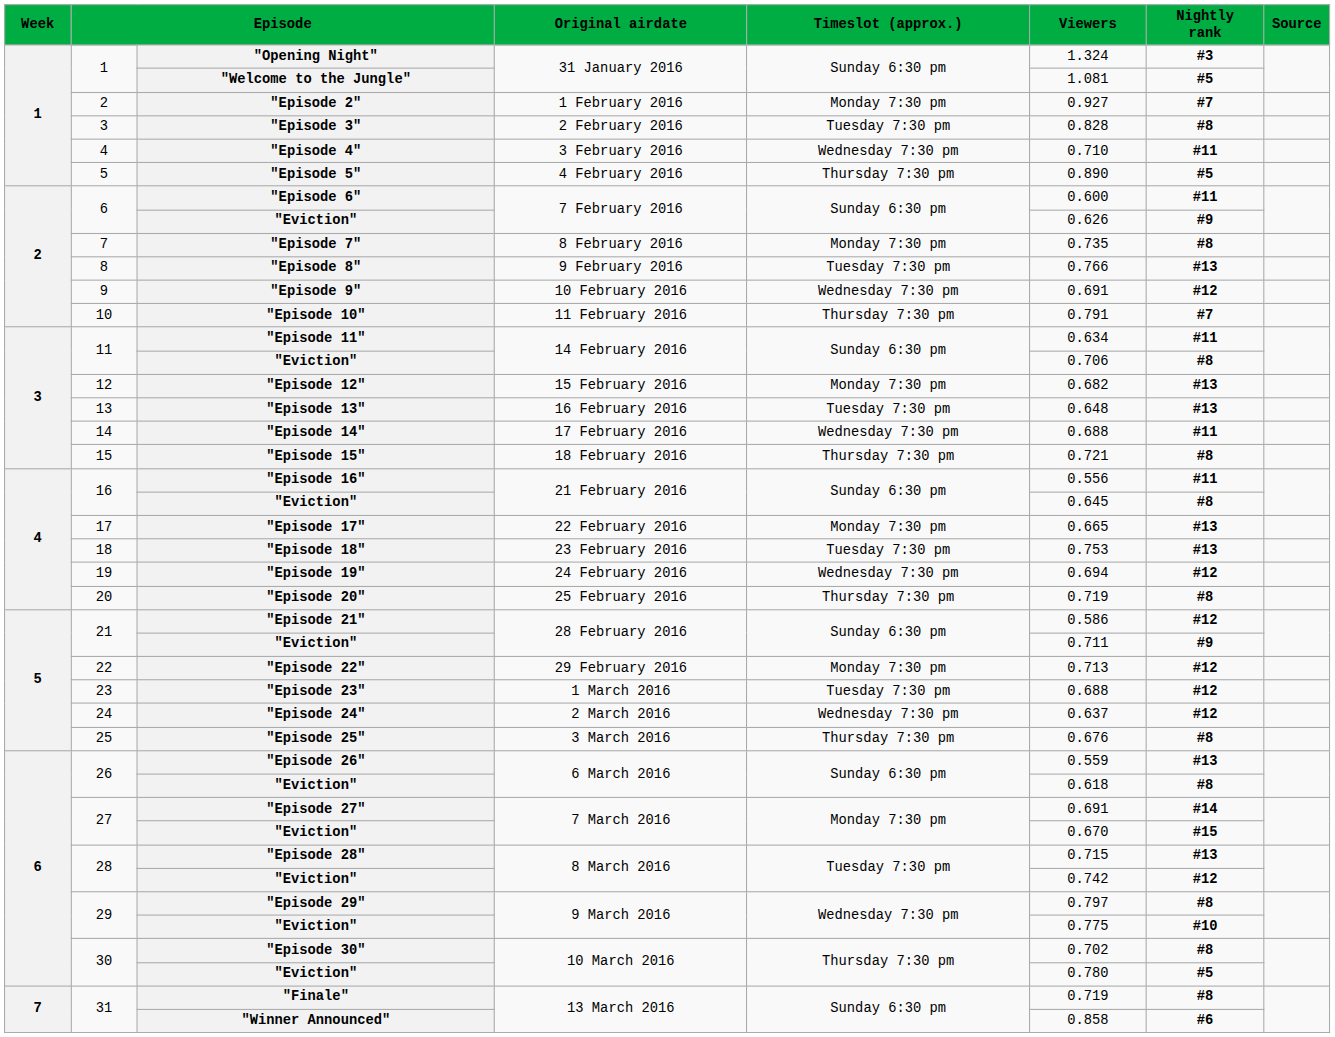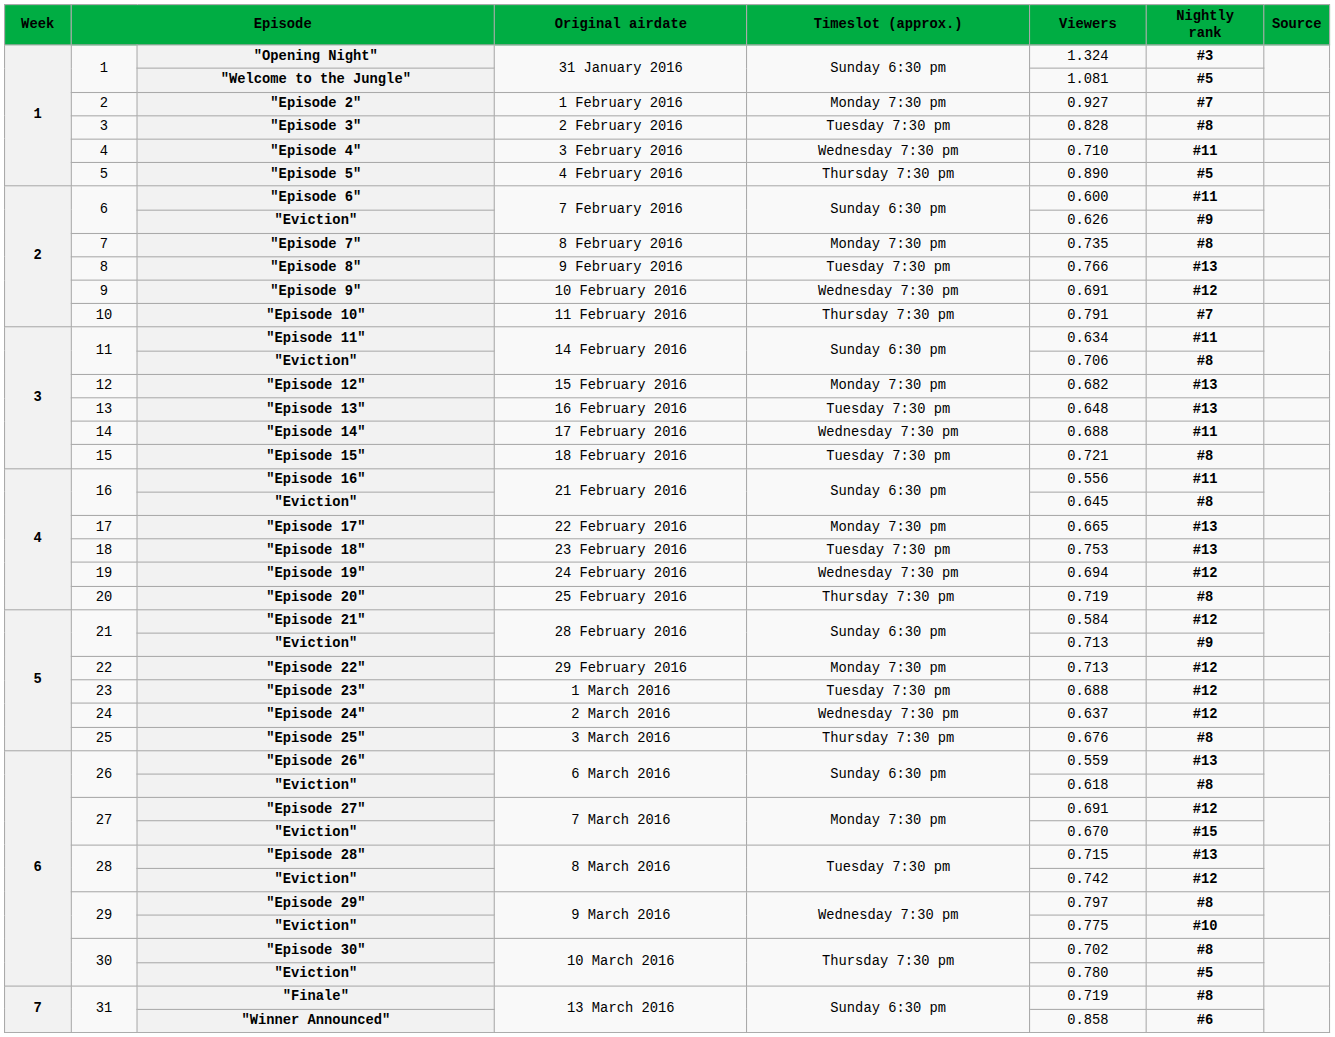(888, 456) Thursday 7:30 pm -> (888, 456) Tuesday 7:30 pm
(1088, 621) 0.586 -> (1088, 621) 0.584
(1088, 644) 0.711 -> (1088, 644) 0.713
(1205, 809) #14 -> (1205, 809) #12
